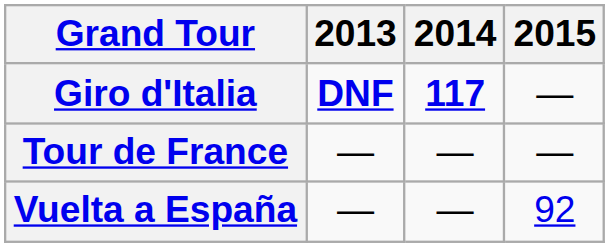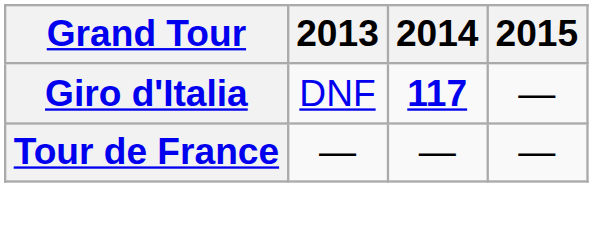(355, 92) bold -> (337, 92) normal
- row: (155, 210)
